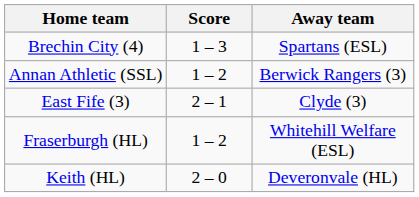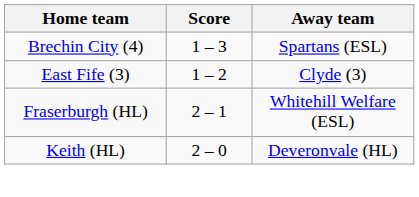- row: (86, 74)
(209, 102) 2 – 1 -> (209, 74) 1 – 2
(209, 140) 1 – 2 -> (209, 112) 2 – 1
